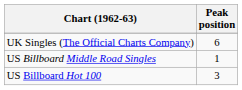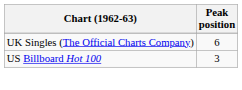- row: (81, 59)
